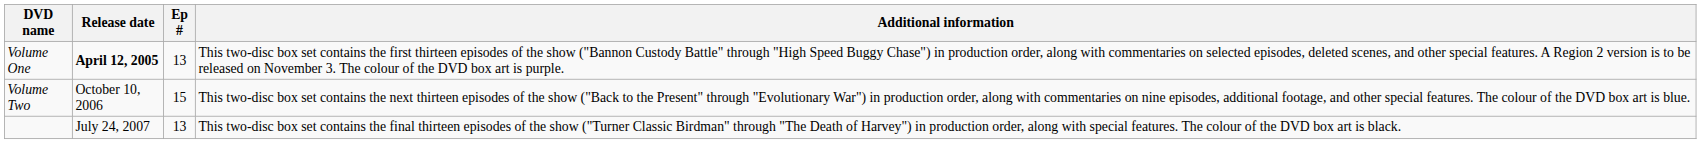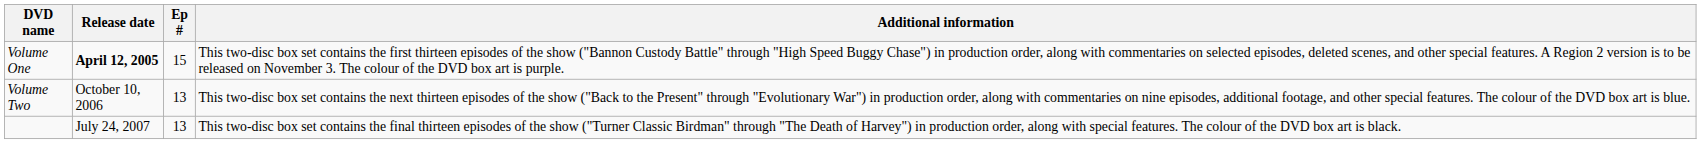(180, 60) 13 -> (180, 60) 15
(180, 97) 15 -> (180, 97) 13
